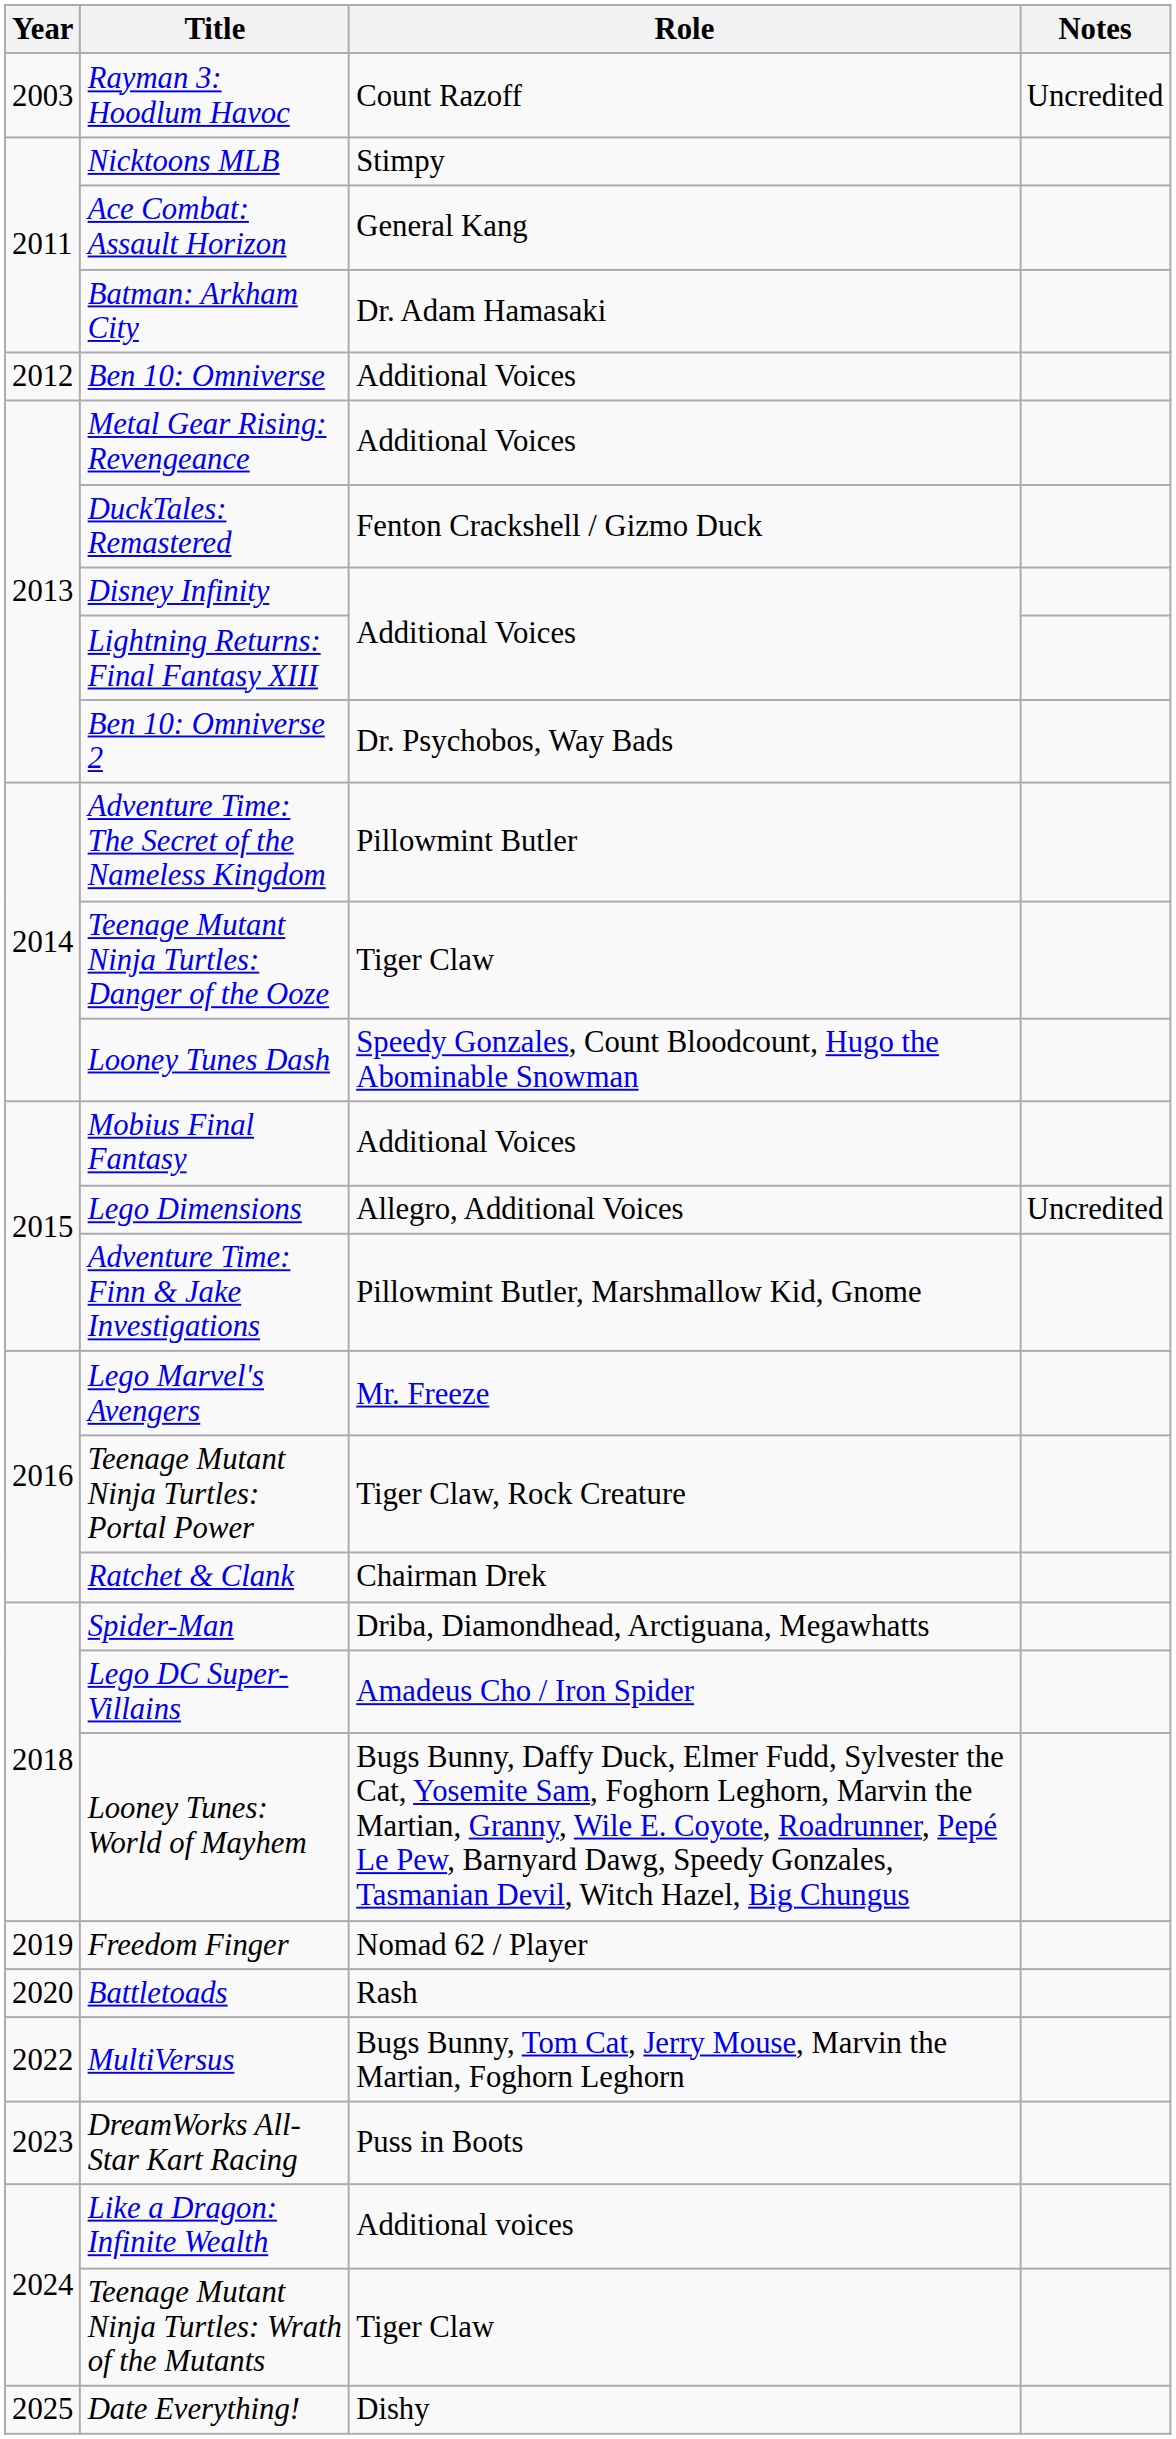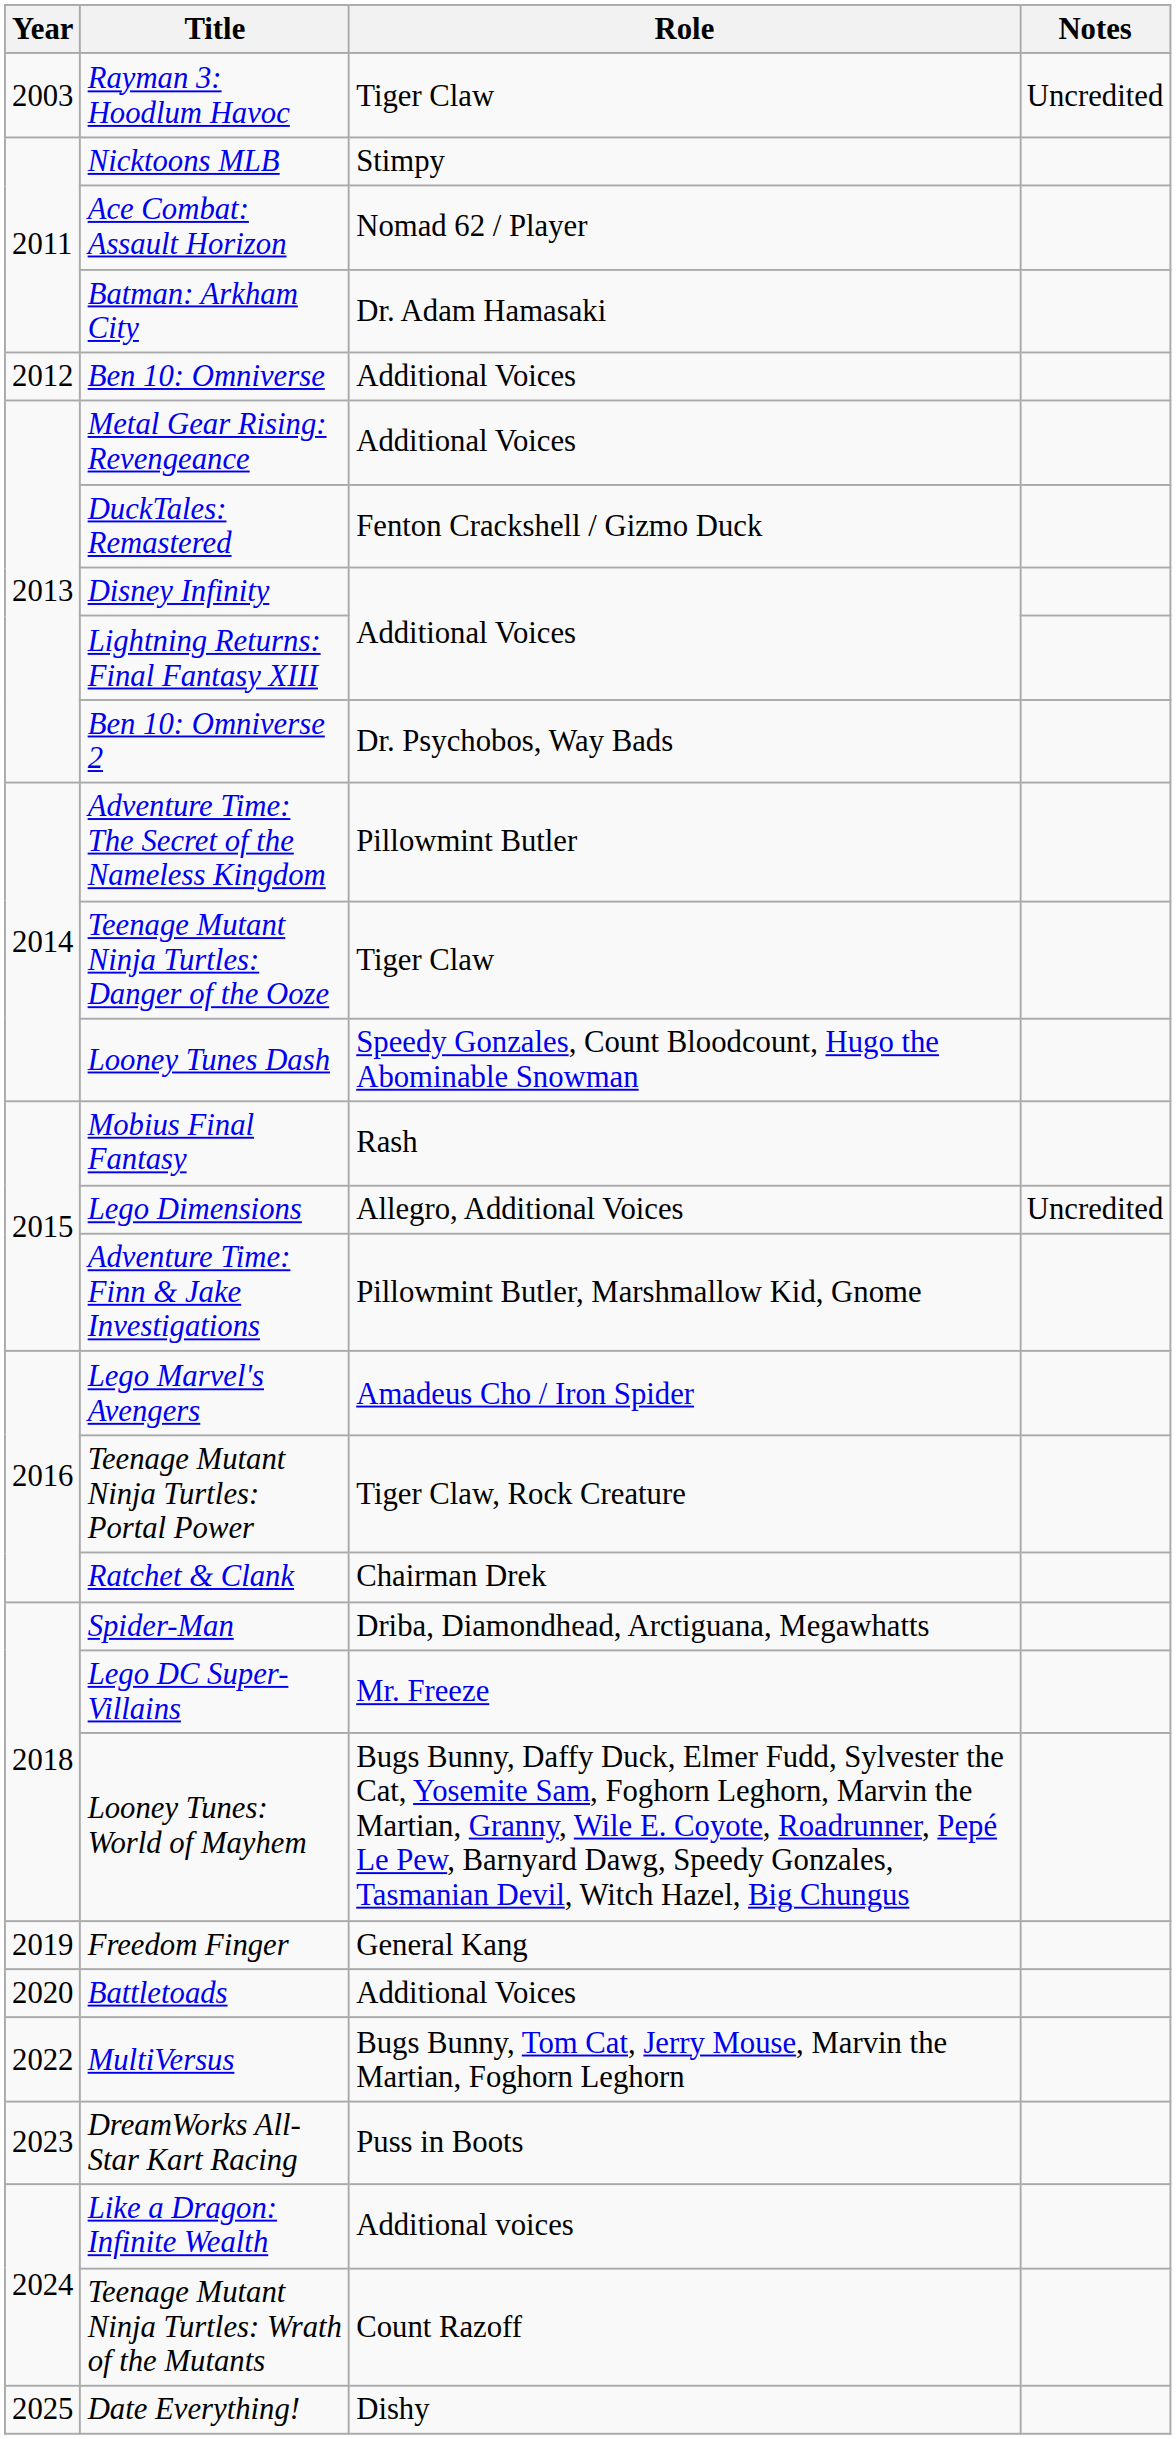(439, 94) Count Razoff -> (425, 94) Tiger Claw
(442, 226) General Kang -> (472, 226) Nomad 62 / Player
(466, 1142) Additional Voices -> (387, 1142) Rash
(423, 1392) Mr. Freeze -> (525, 1392) Amadeus Cho / Iron Spider
(525, 1691) Amadeus Cho / Iron Spider -> (423, 1691) Mr. Freeze
(472, 1944) Nomad 62 / Player -> (442, 1944) General Kang
(387, 1993) Rash -> (466, 1993) Additional Voices
(425, 2326) Tiger Claw -> (439, 2326) Count Razoff
